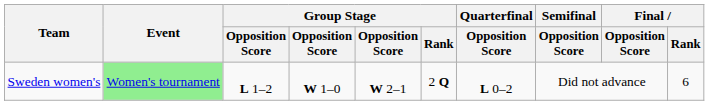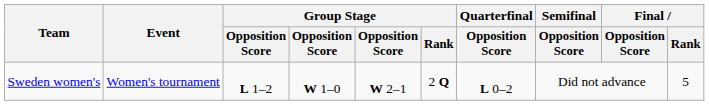(163, 81) lightgreen background -> (163, 81) no background
(686, 81) 6 -> (686, 81) 5
